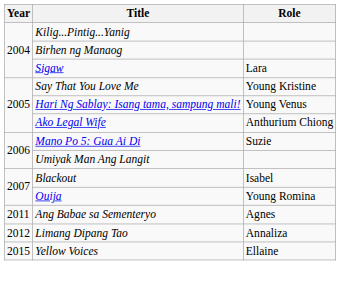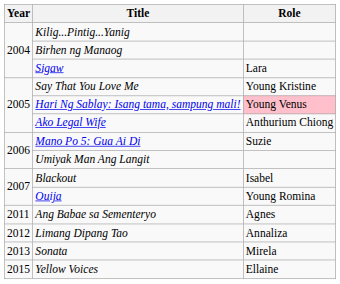(276, 104) no background -> (276, 104) pink background
+ row: (51, 251)
